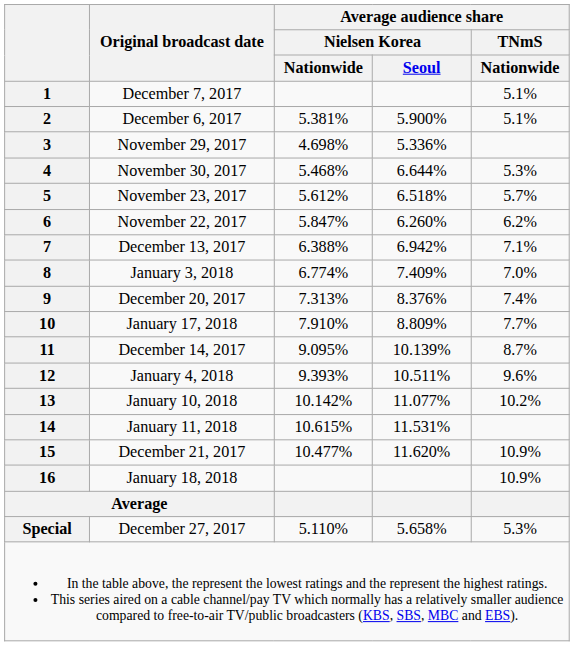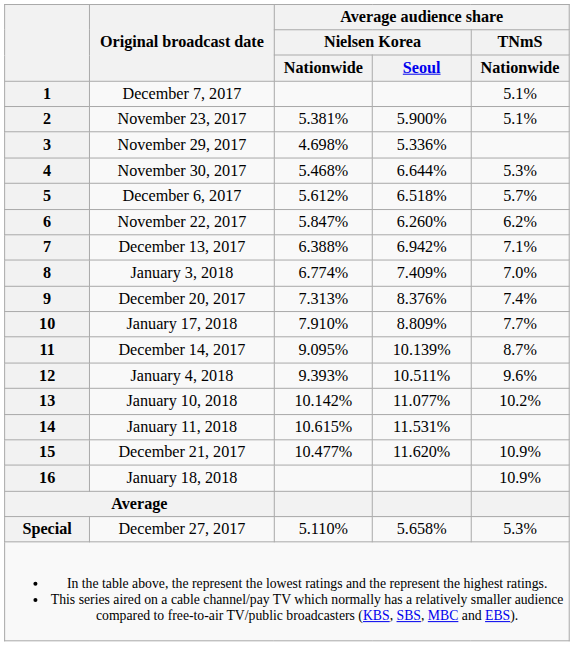(182, 119) December 6, 2017 -> (182, 119) November 23, 2017
(182, 196) November 23, 2017 -> (182, 196) December 6, 2017
